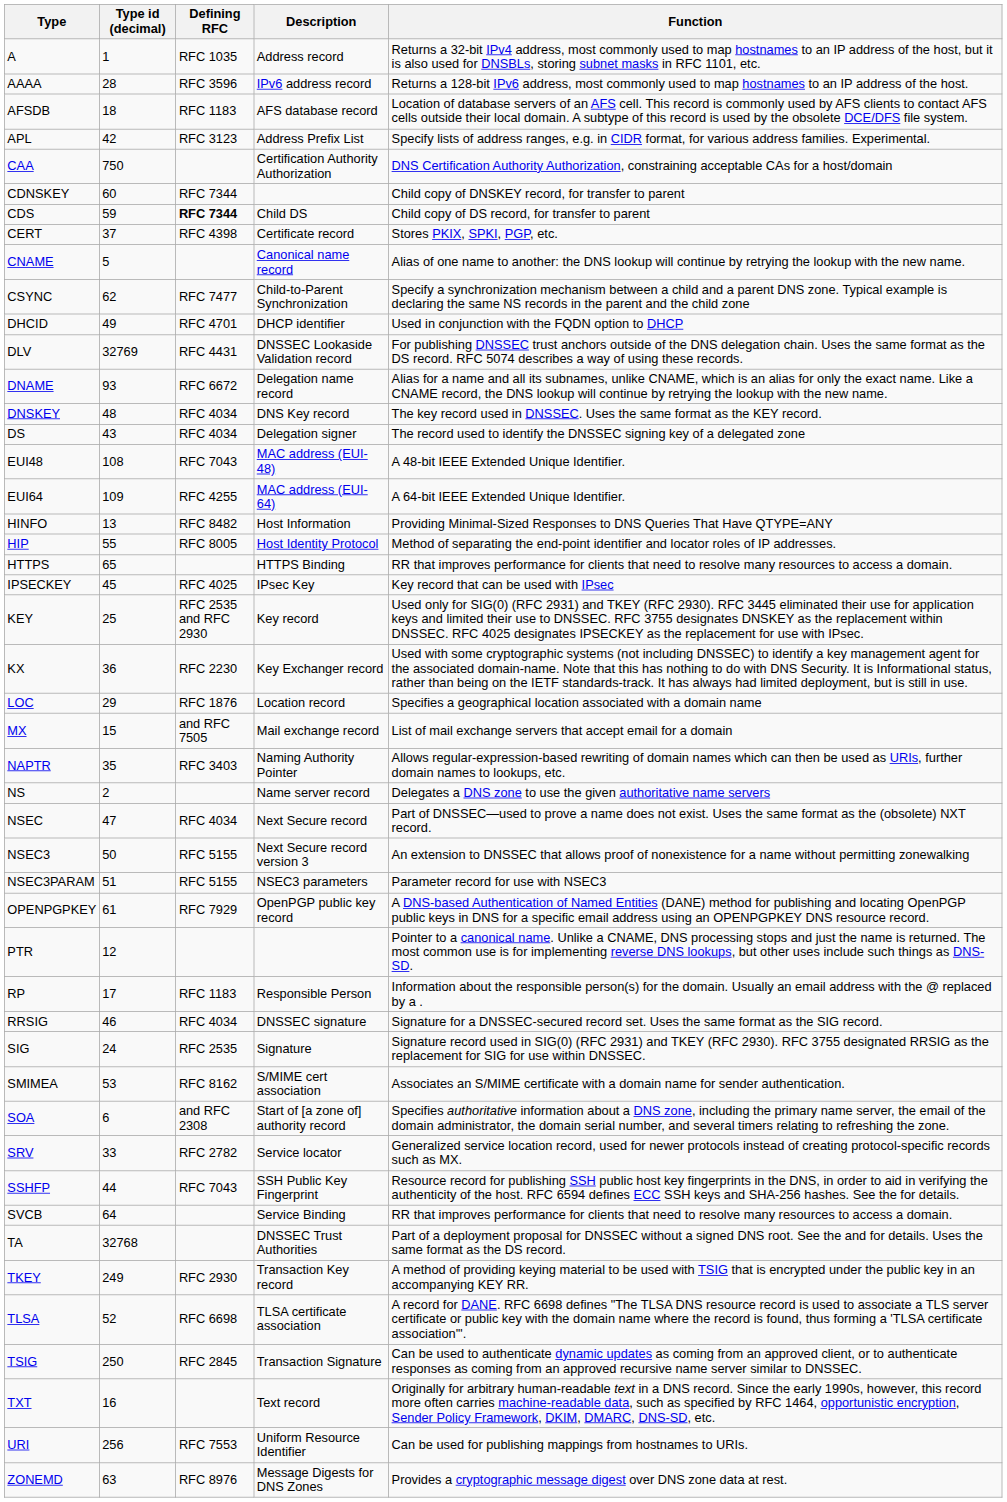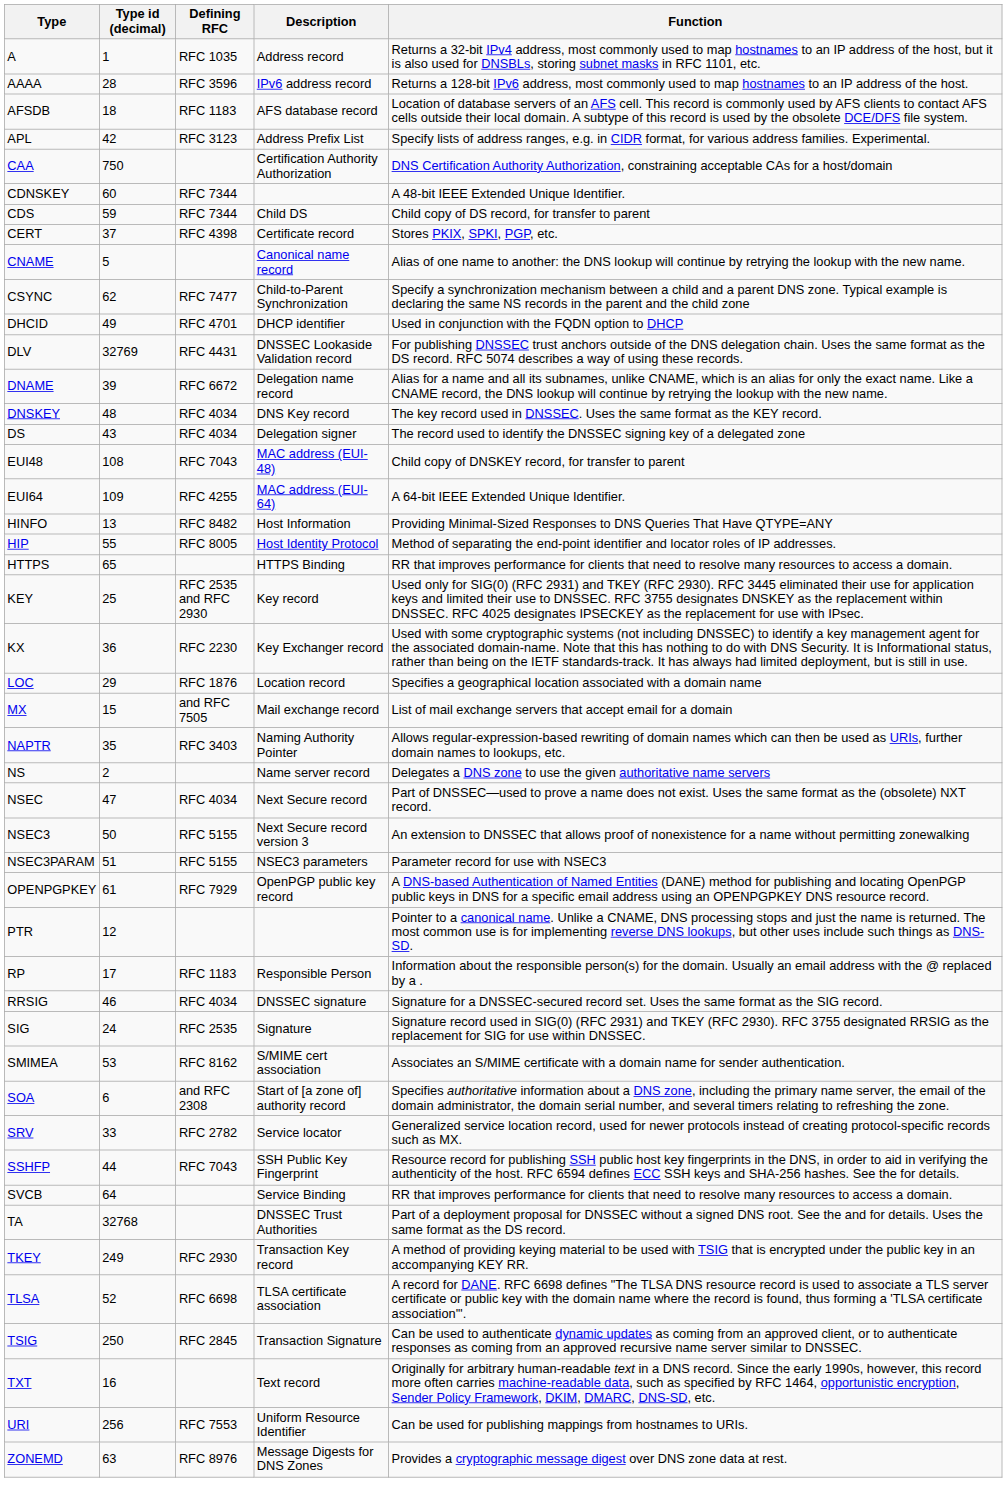(538, 194) Child copy of DNSKEY record, for transfer to parent -> (508, 194) A 48-bit IEEE Extended Unique Identifier.
(208, 214) bold -> (208, 214) normal
(109, 386) 93 -> (109, 386) 39
(508, 461) A 48-bit IEEE Extended Unique Identifier. -> (538, 461) Child copy of DNSKEY record, for transfer to parent
- row: (39, 584)
